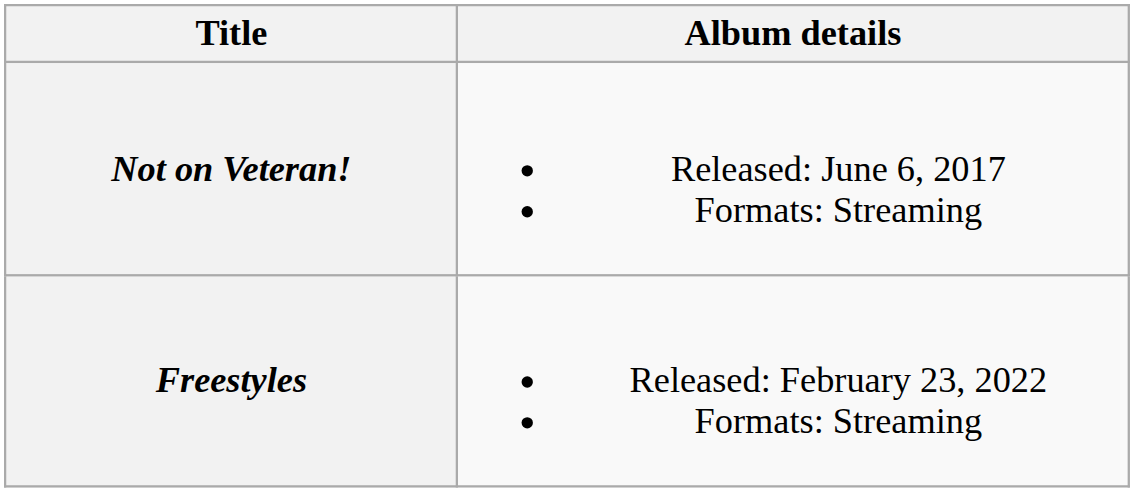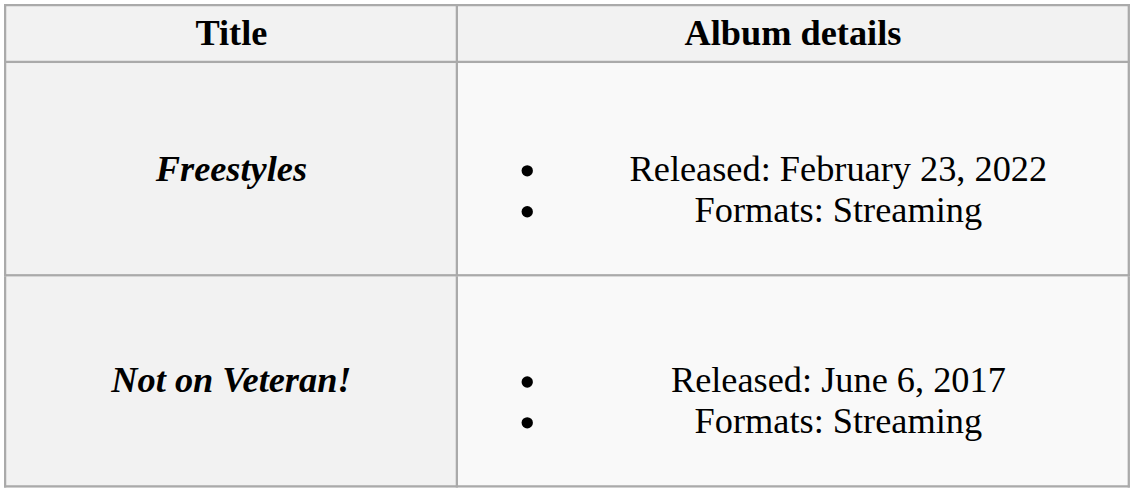rows swapped: (231, 168) <-> (231, 380)
